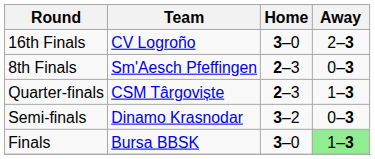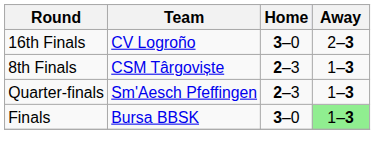(184, 67) Sm'Aesch Pfeffingen -> (168, 67) CSM Târgoviște
(341, 67) 0–3 -> (341, 67) 1–3
(168, 92) CSM Târgoviște -> (184, 92) Sm'Aesch Pfeffingen
- row: (47, 117)
